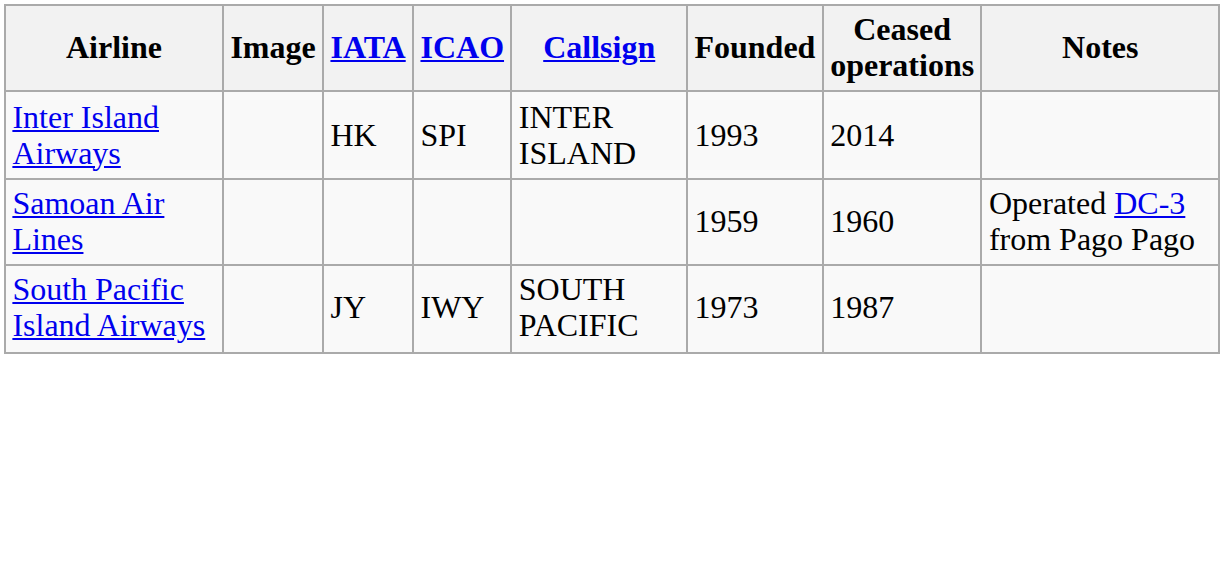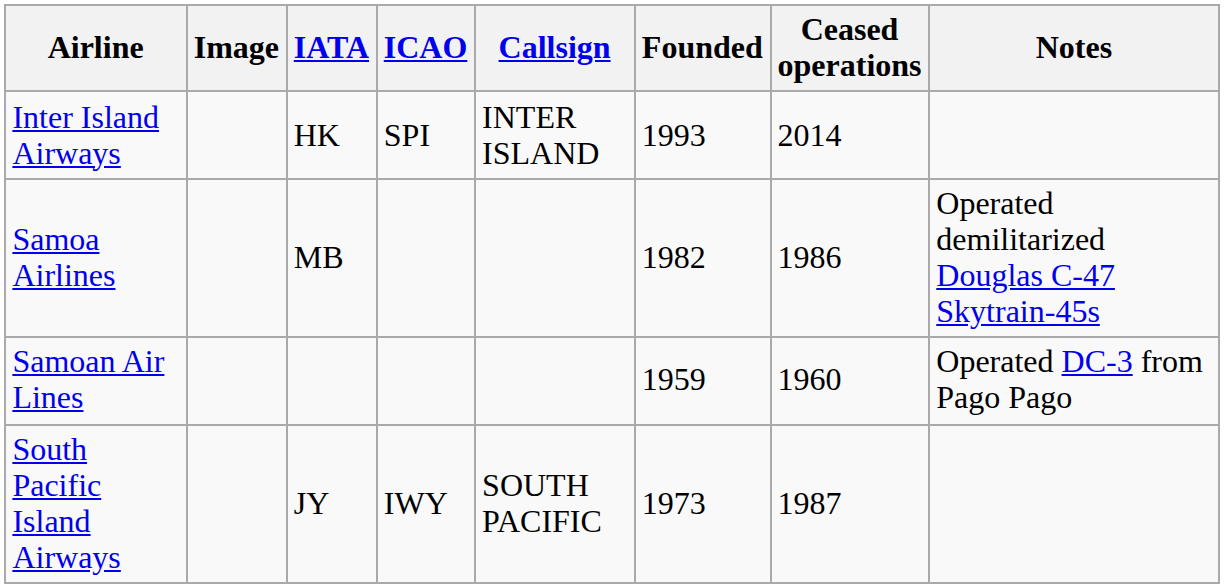+ row: (64, 257)
